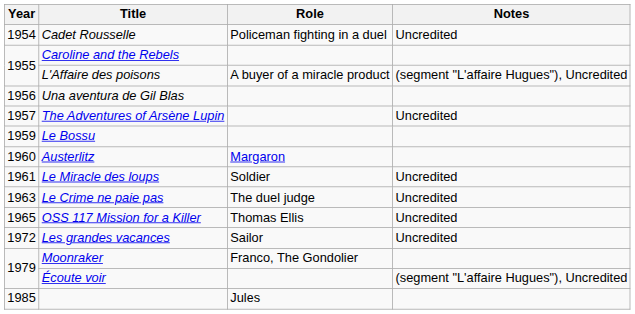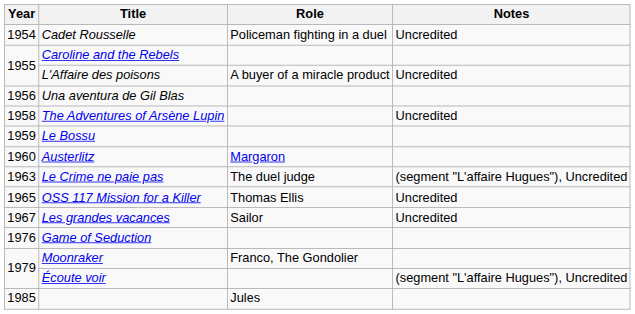(511, 75) (segment "L'affaire Hugues"), Uncredited -> (426, 75) Uncredited
(22, 116) 1957 -> (22, 116) 1958
- row: (100, 177)
(426, 197) Uncredited -> (511, 177) (segment "L'affaire Hugues"), Uncredited
(22, 237) 1972 -> (22, 217) 1967
+ row: (97, 237)
